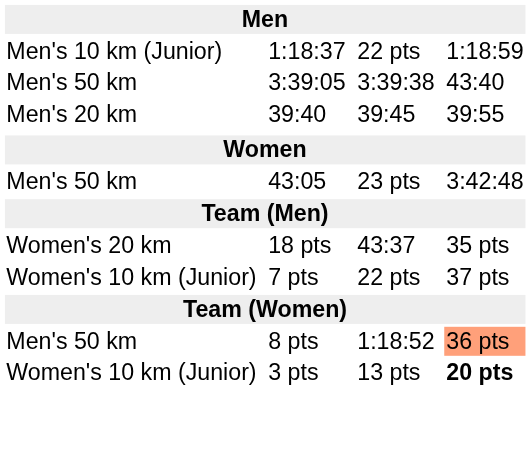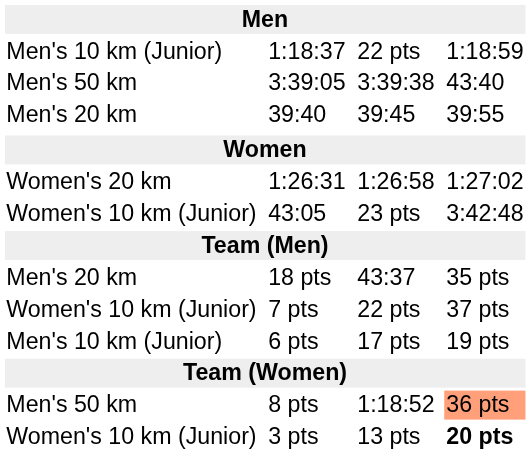+ row: (307, 181)
(72, 181) Men's 50 km -> (131, 213) Women's 10 km (Junior)
(89, 245) Women's 20 km -> (72, 277) Men's 20 km
+ row: (293, 341)
